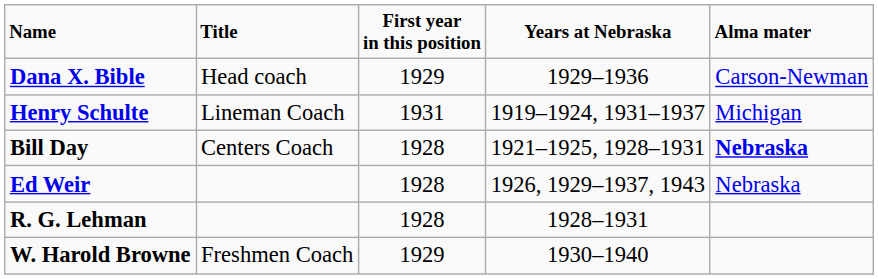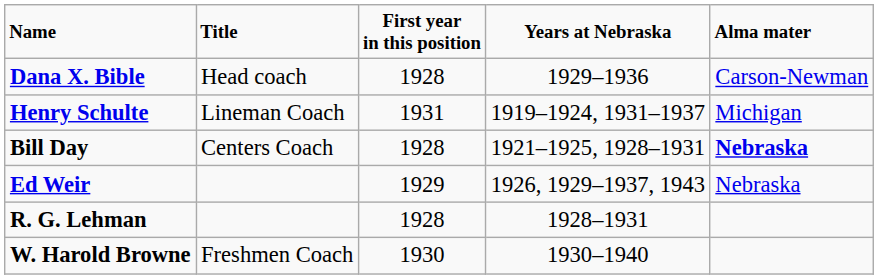(422, 76) 1929 -> (422, 76) 1928
(422, 183) 1928 -> (422, 183) 1929
(422, 255) 1929 -> (422, 255) 1930
